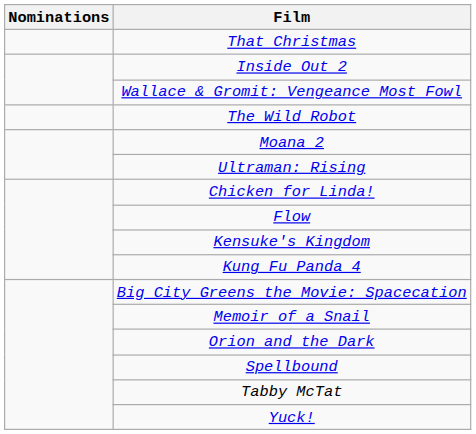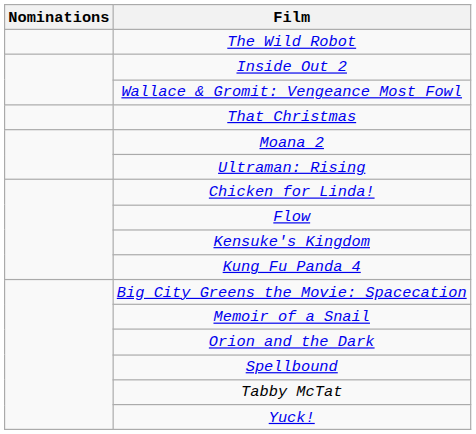rows swapped: (292, 117) <-> (292, 42)
